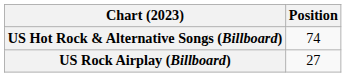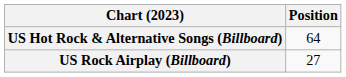(313, 38) 74 -> (313, 38) 64
